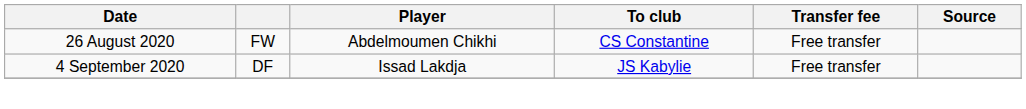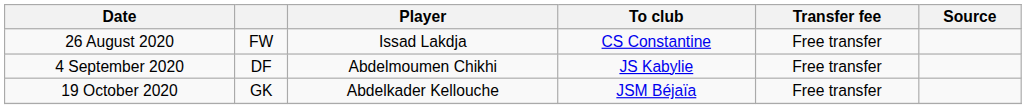(422, 41) Abdelmoumen Chikhi -> (423, 41) Issad Lakdja
(422, 66) Issad Lakdja -> (423, 66) Abdelmoumen Chikhi
+ row: (120, 90)
